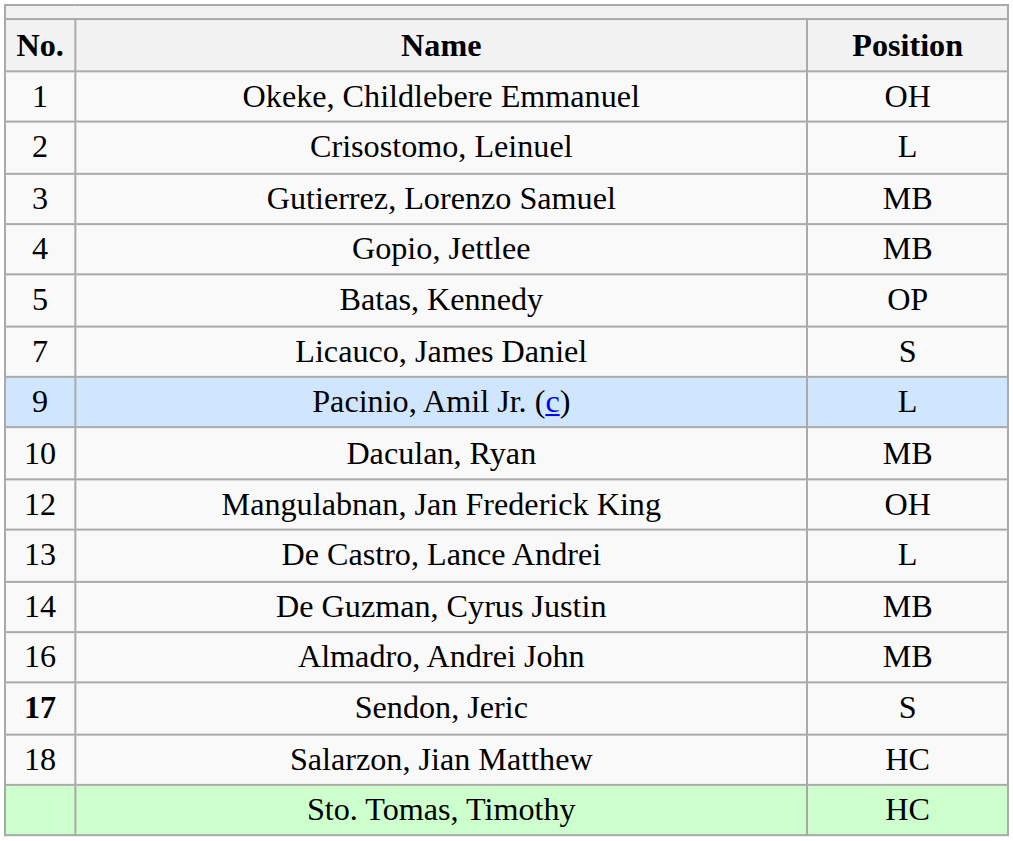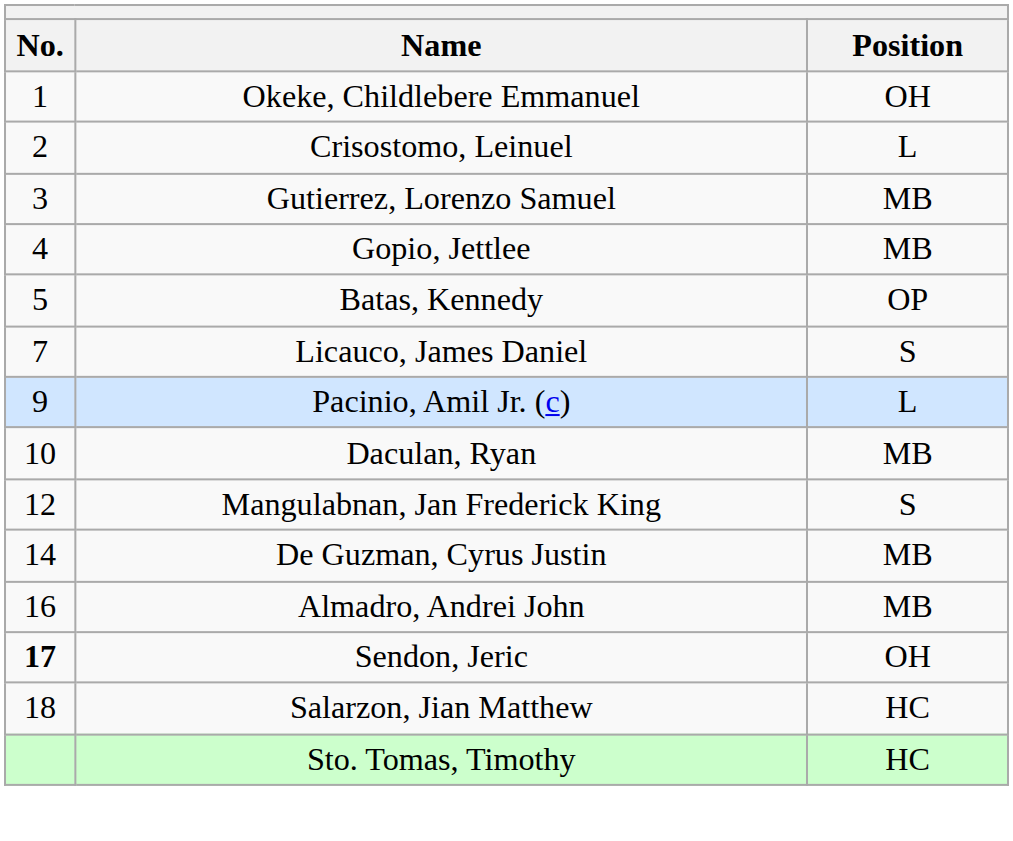(908, 503) OH -> (908, 503) S
- row: (441, 554)
(908, 707) S -> (908, 656) OH
